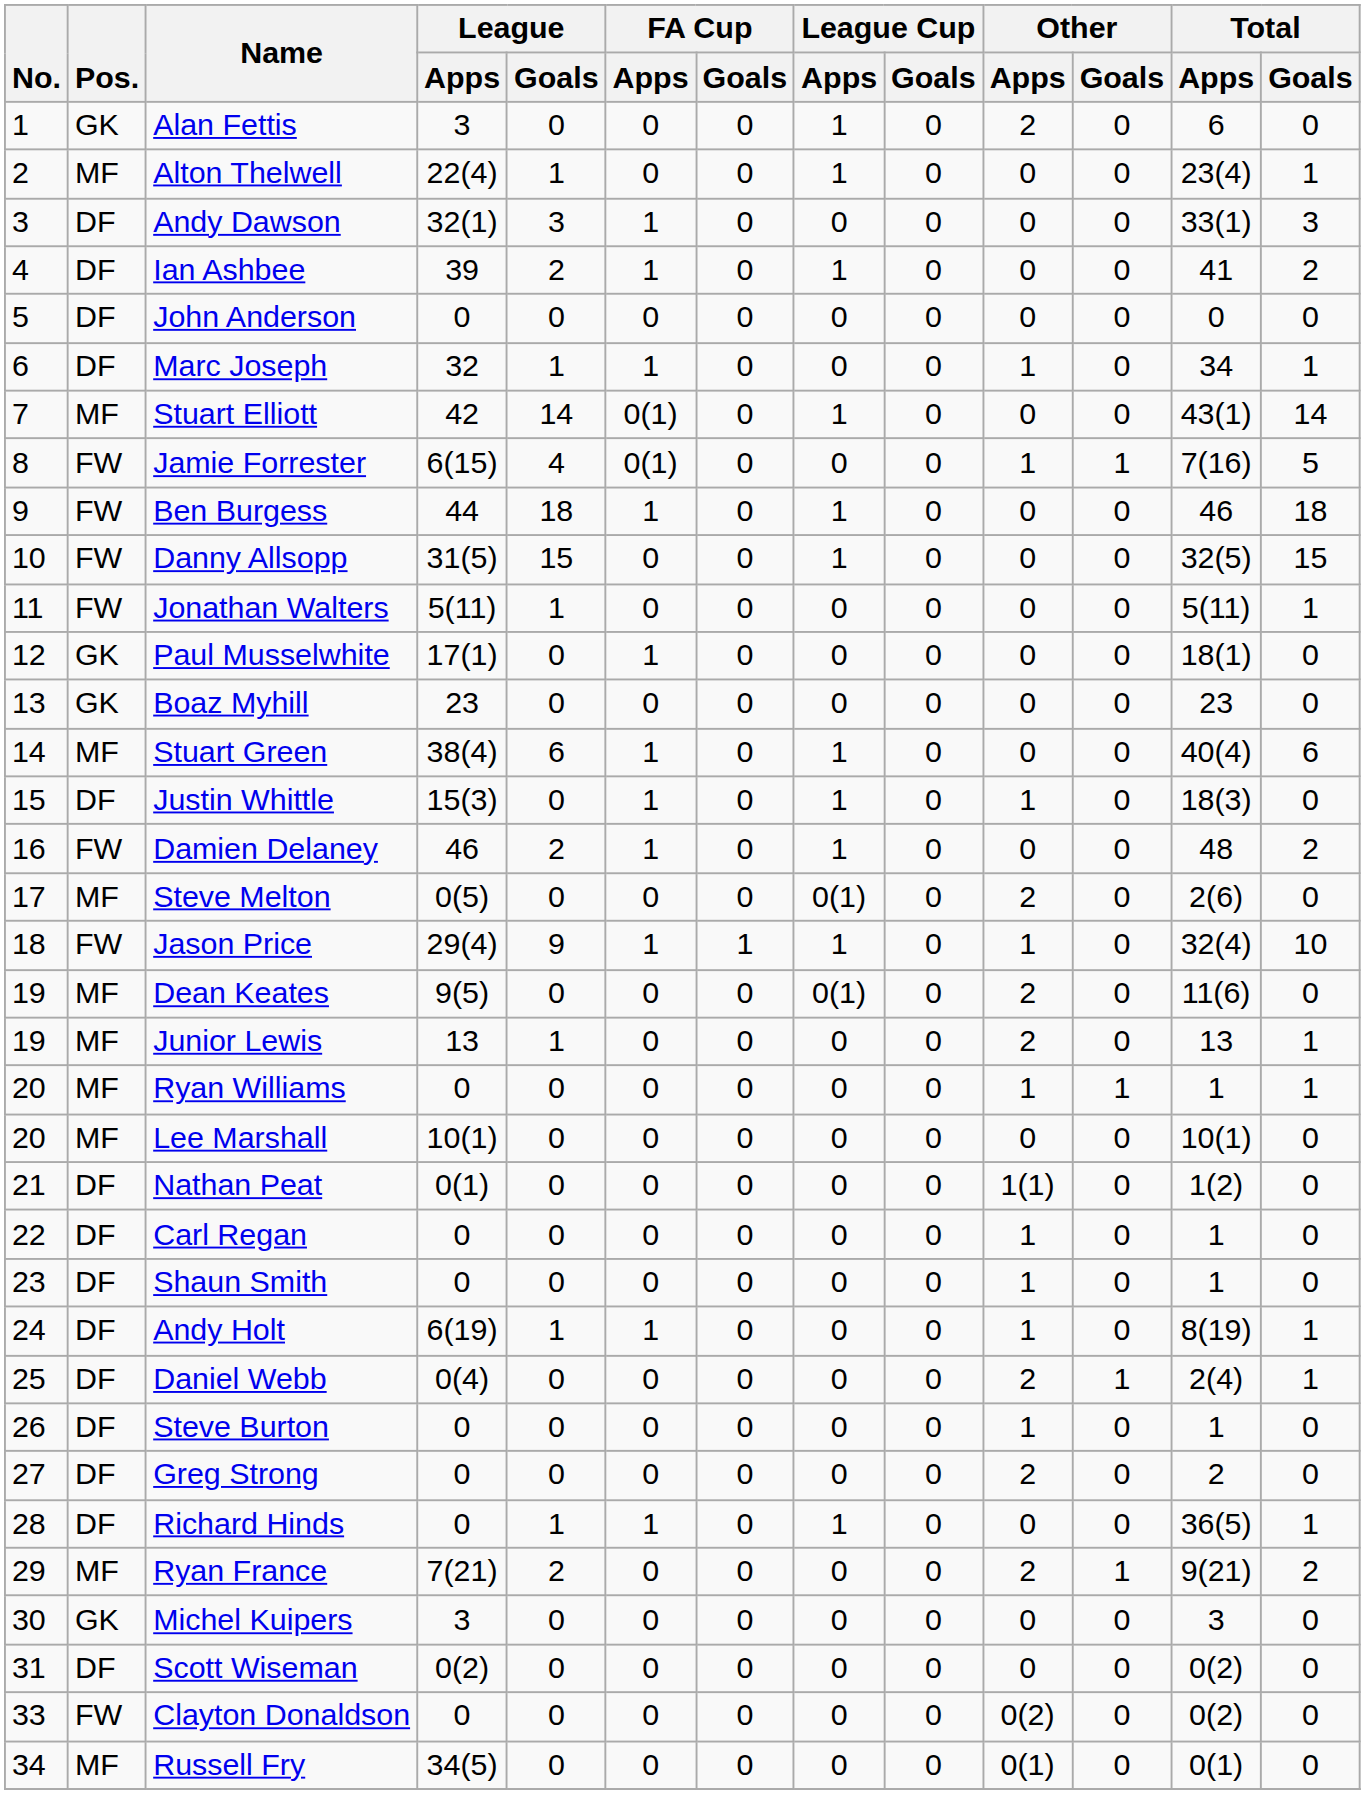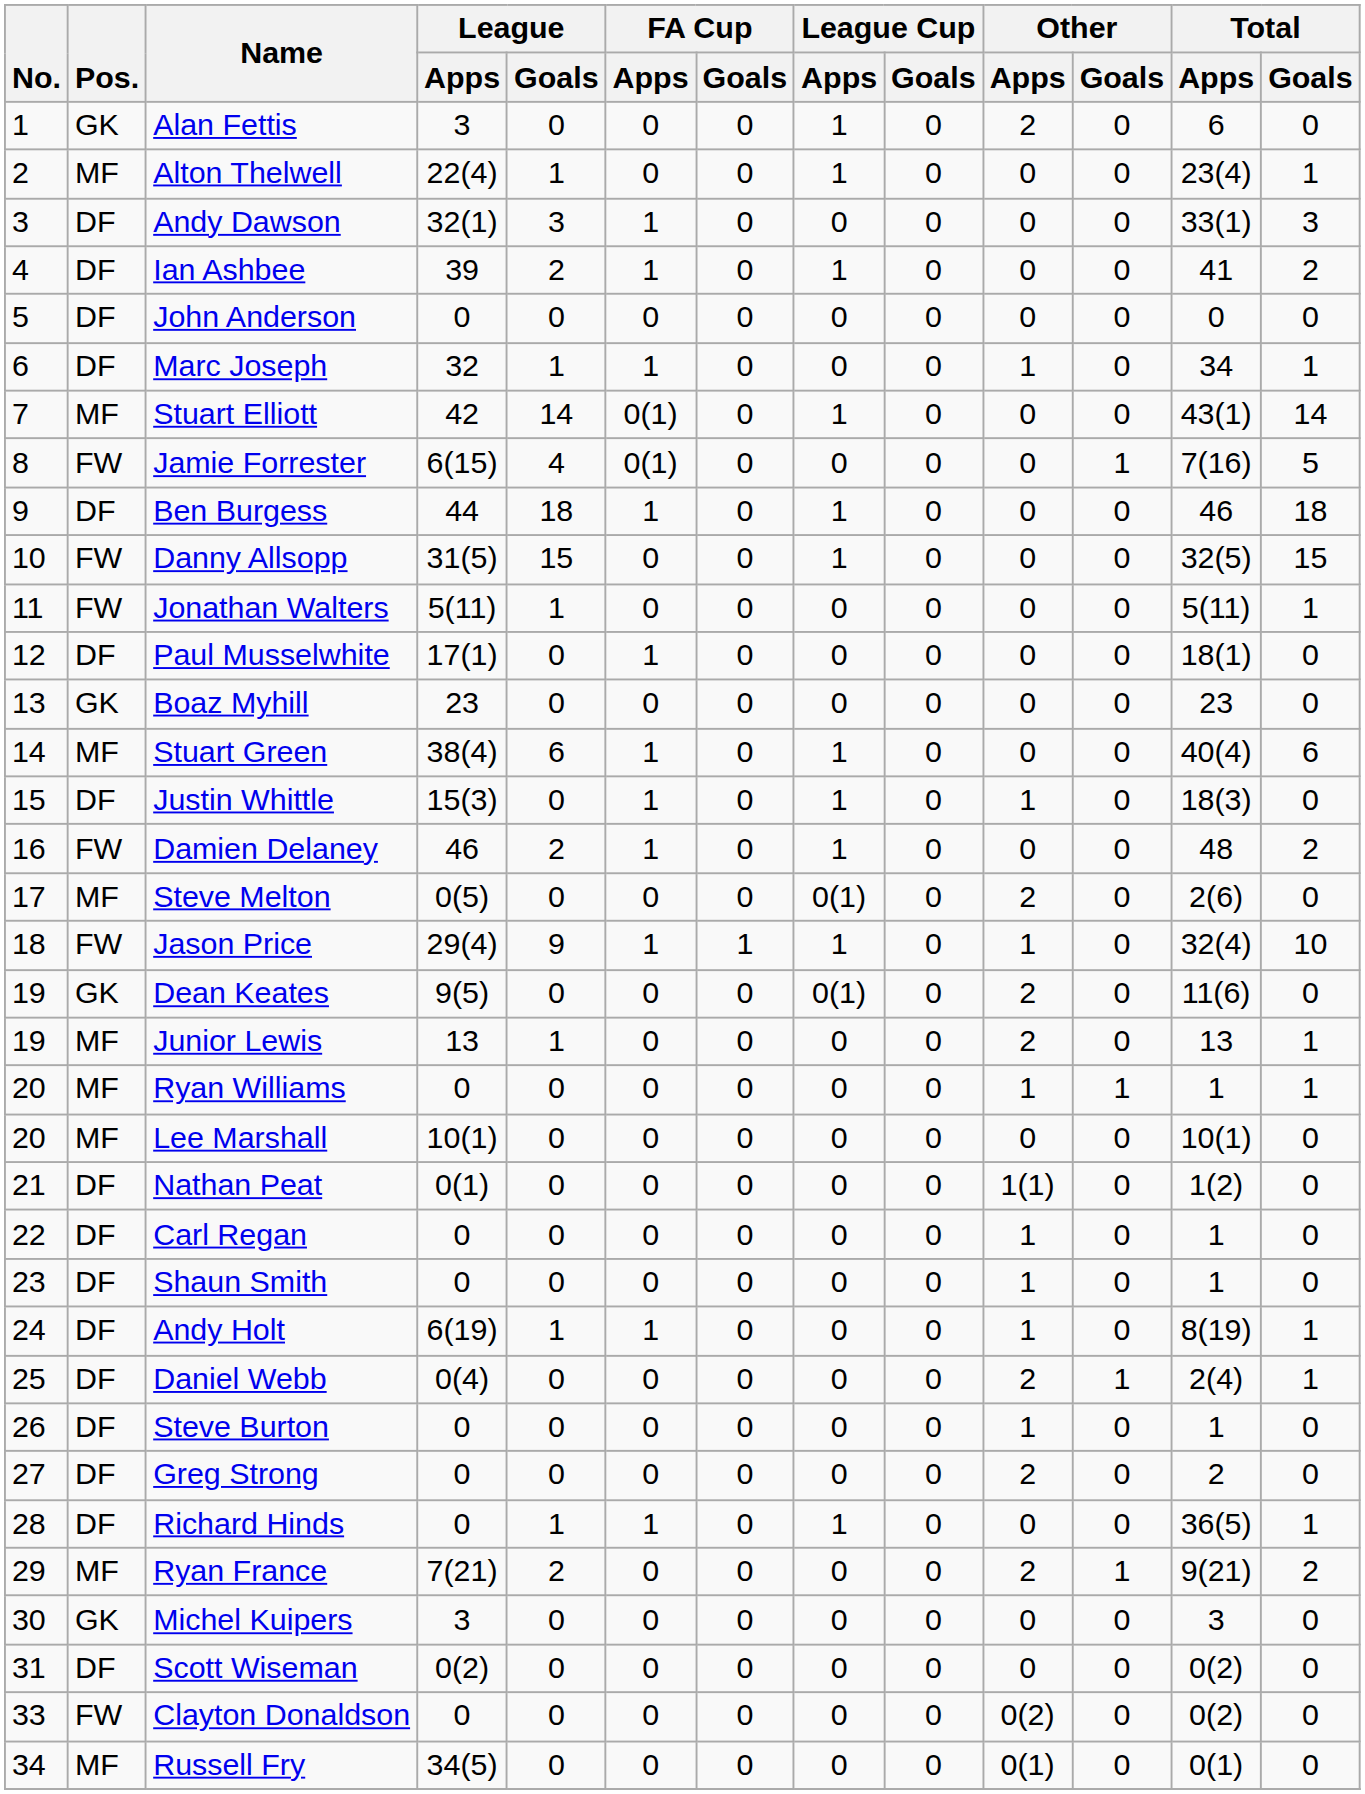(1028, 462) 1 -> (1028, 462) 0
(99, 510) FW -> (95, 510) DF
(97, 655) GK -> (95, 655) DF
(97, 992) MF -> (97, 992) GK
